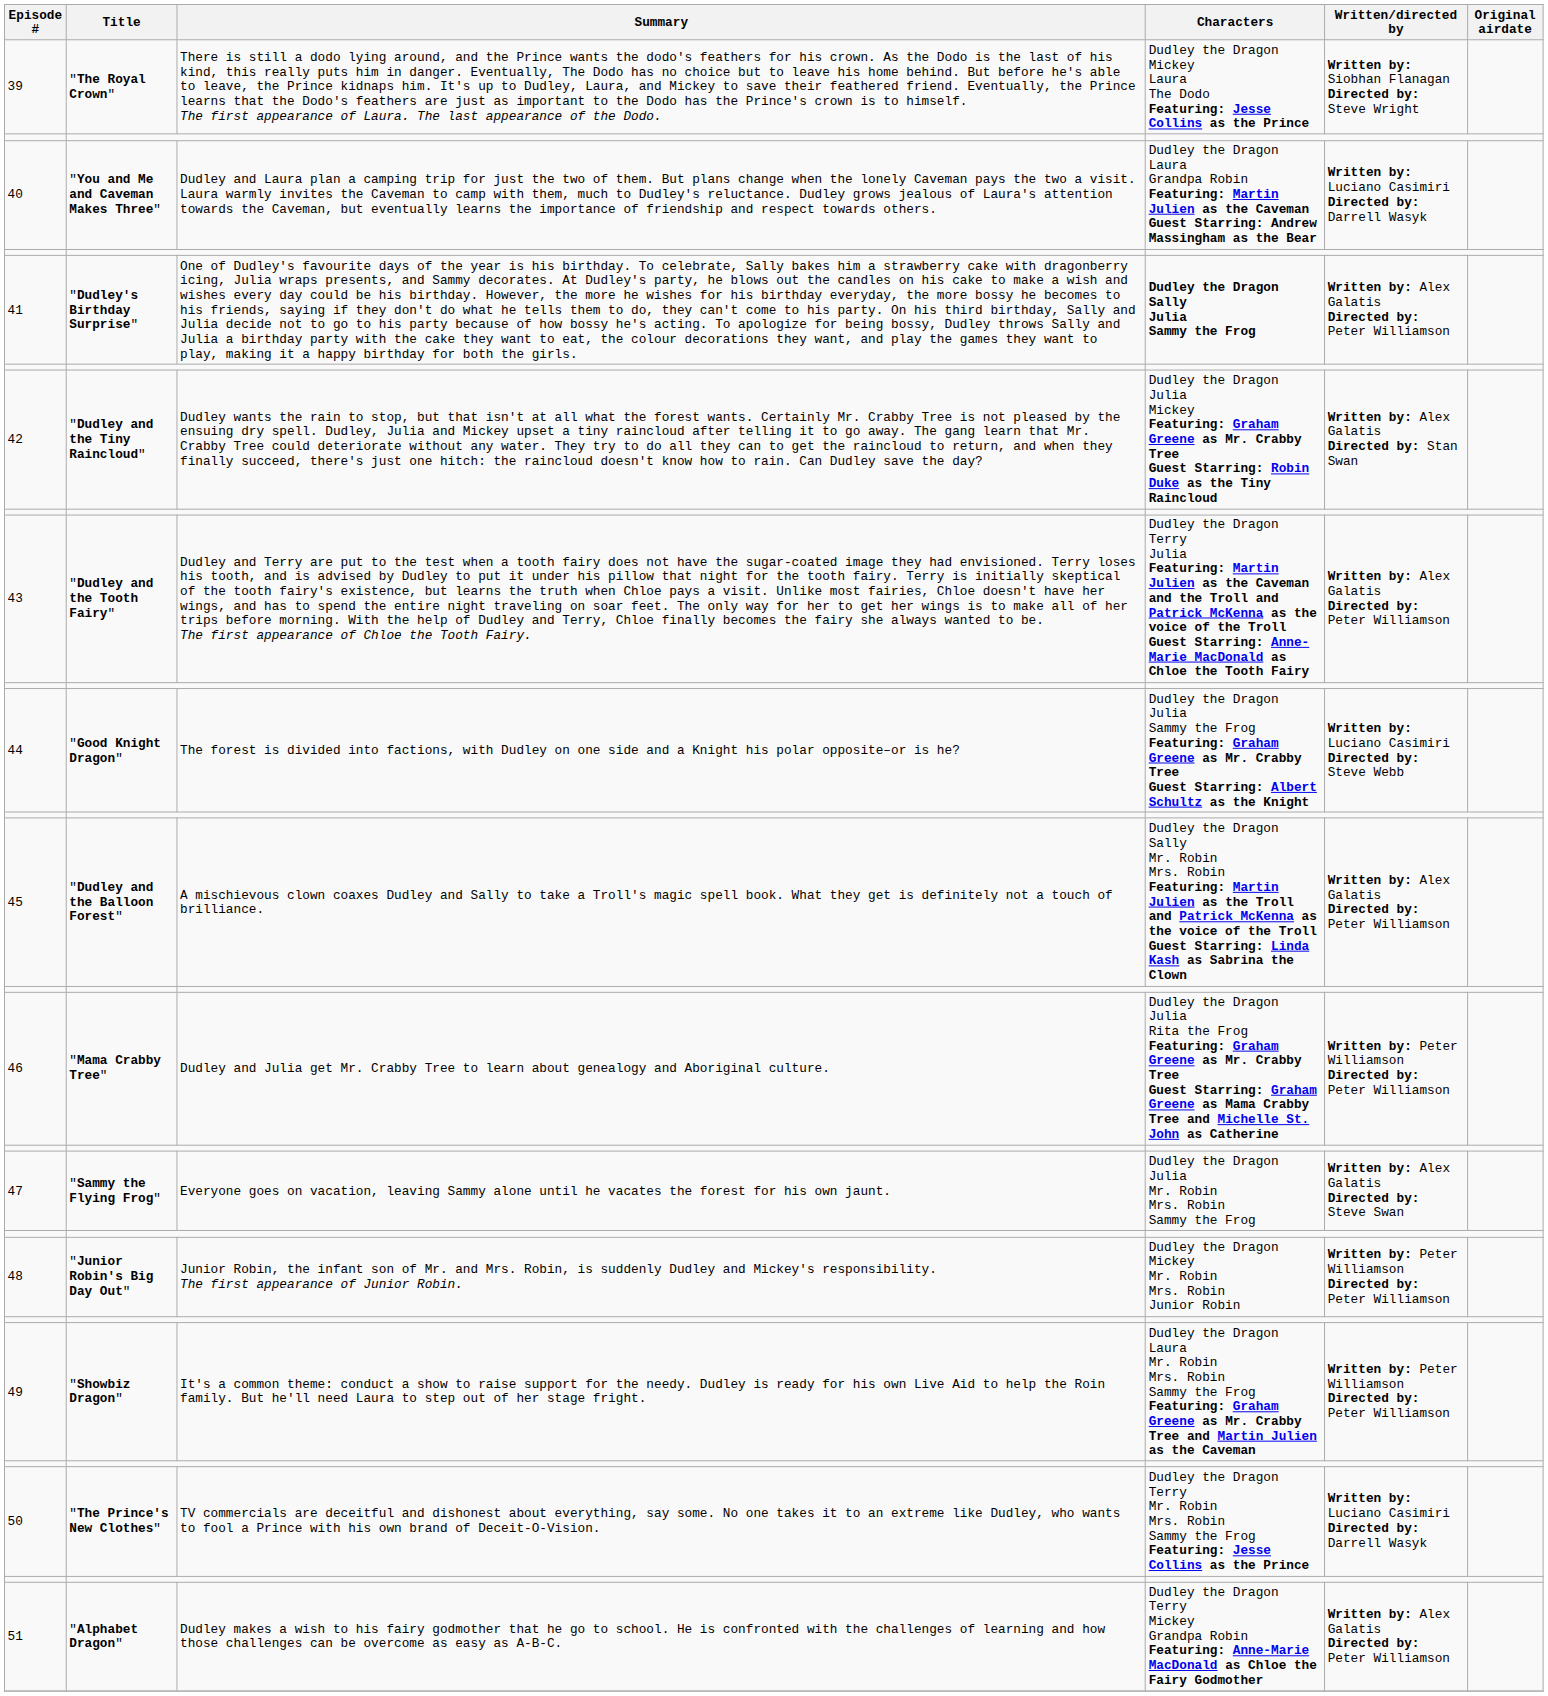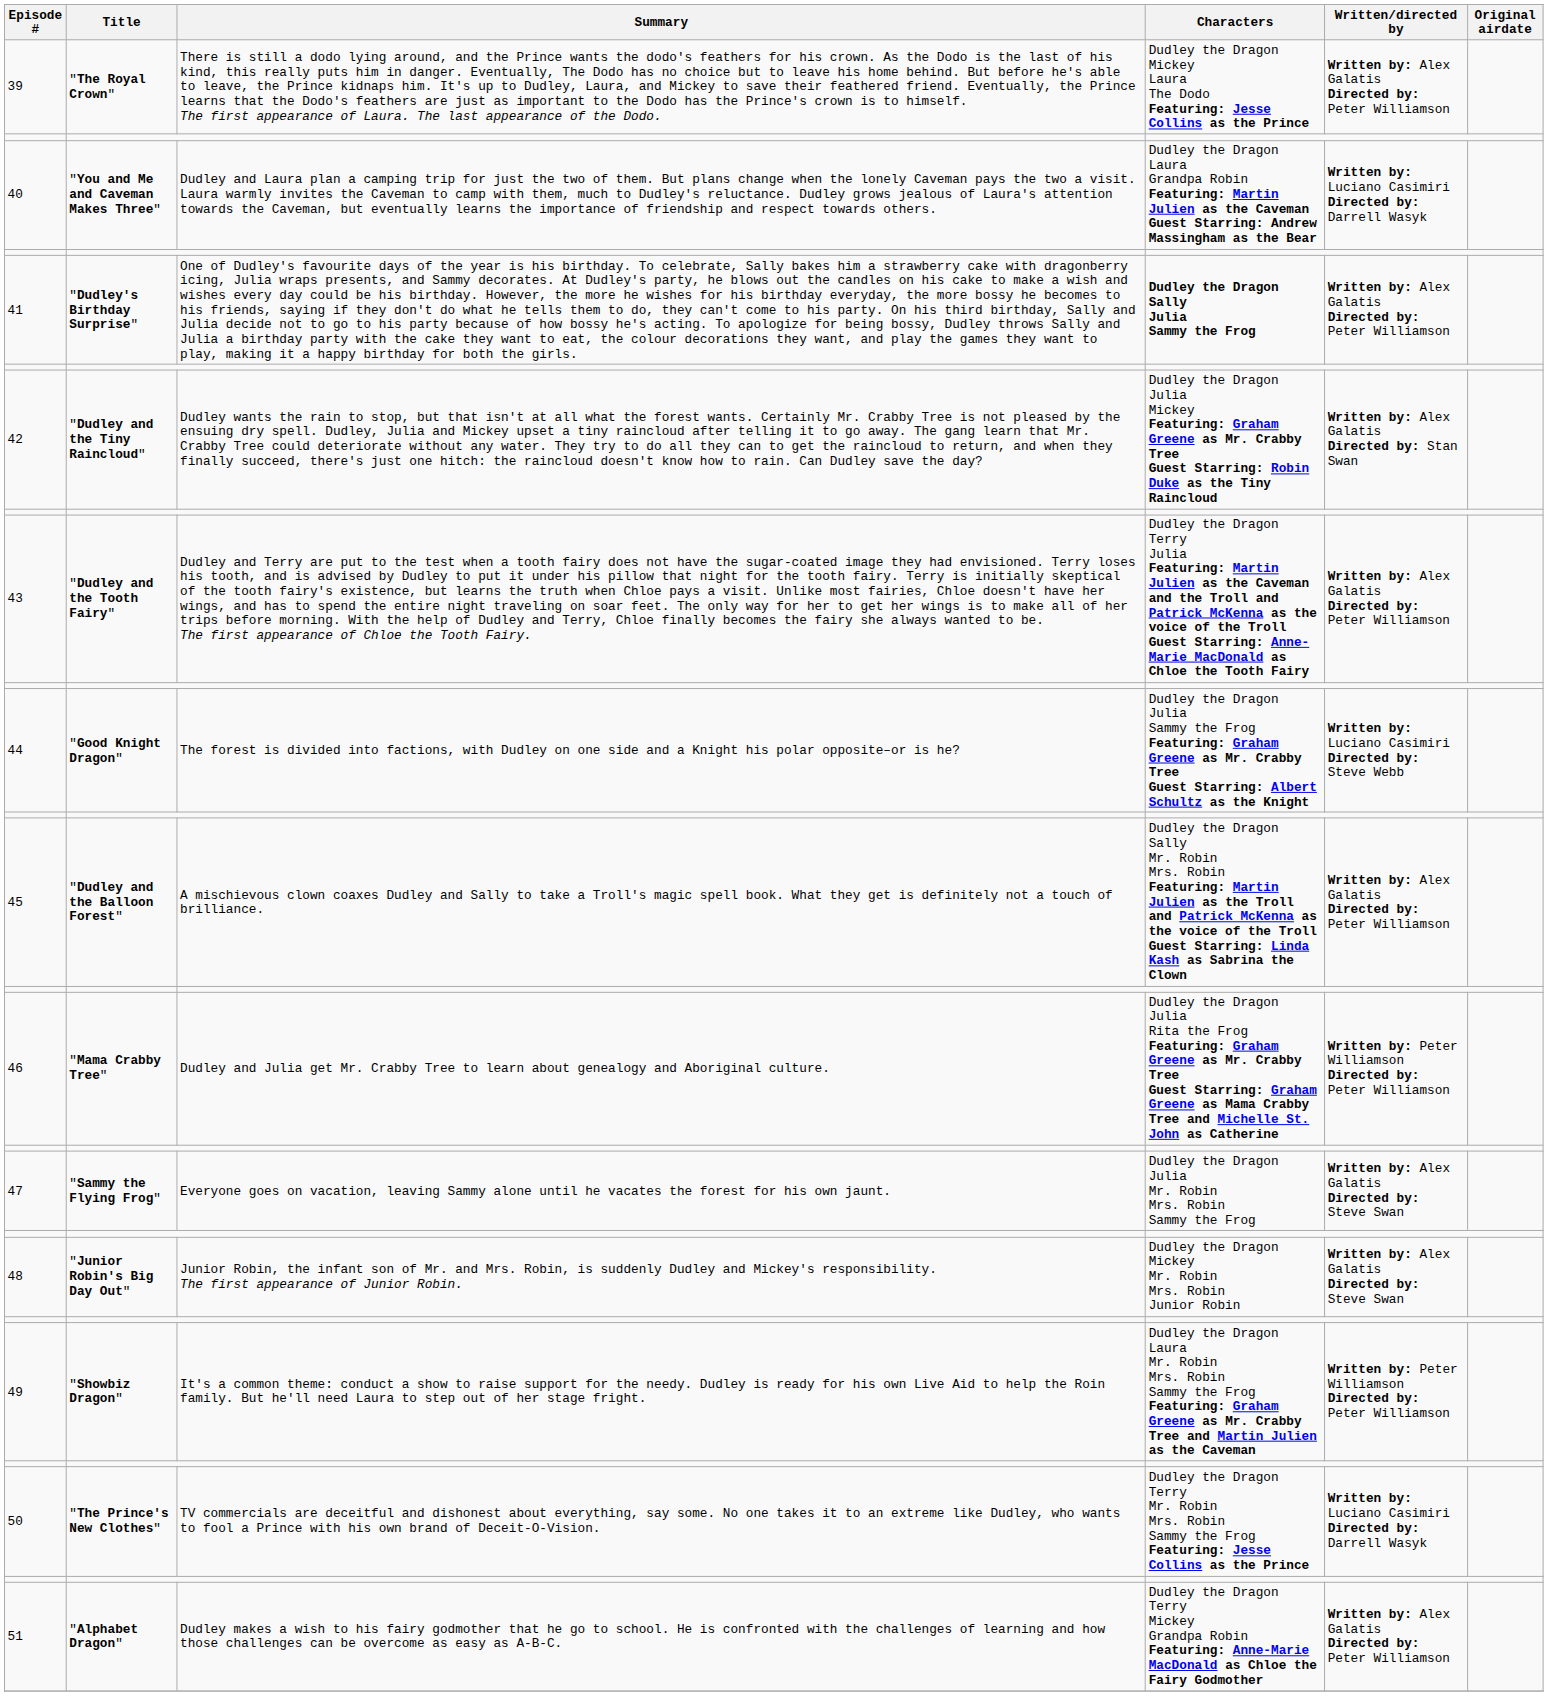(1389, 87) Written by: Siobhan Flanagan Directed by: Steve Wright -> (1389, 87) Written by: Alex Galatis Directed by: Peter Williamson
(1393, 1277) Written by: Peter Williamson Directed by: Peter Williamson -> (1389, 1277) Written by: Alex Galatis Directed by: Steve Swan
